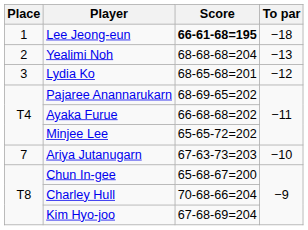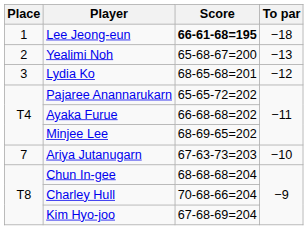(217, 54) 68-68-68=204 -> (217, 54) 65-68-67=200
(217, 94) 68-69-65=202 -> (217, 94) 65-65-72=202
(217, 134) 65-65-72=202 -> (217, 134) 68-69-65=202
(217, 174) 65-68-67=200 -> (217, 174) 68-68-68=204
